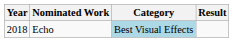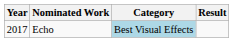(17, 29) 2018 -> (17, 29) 2017
